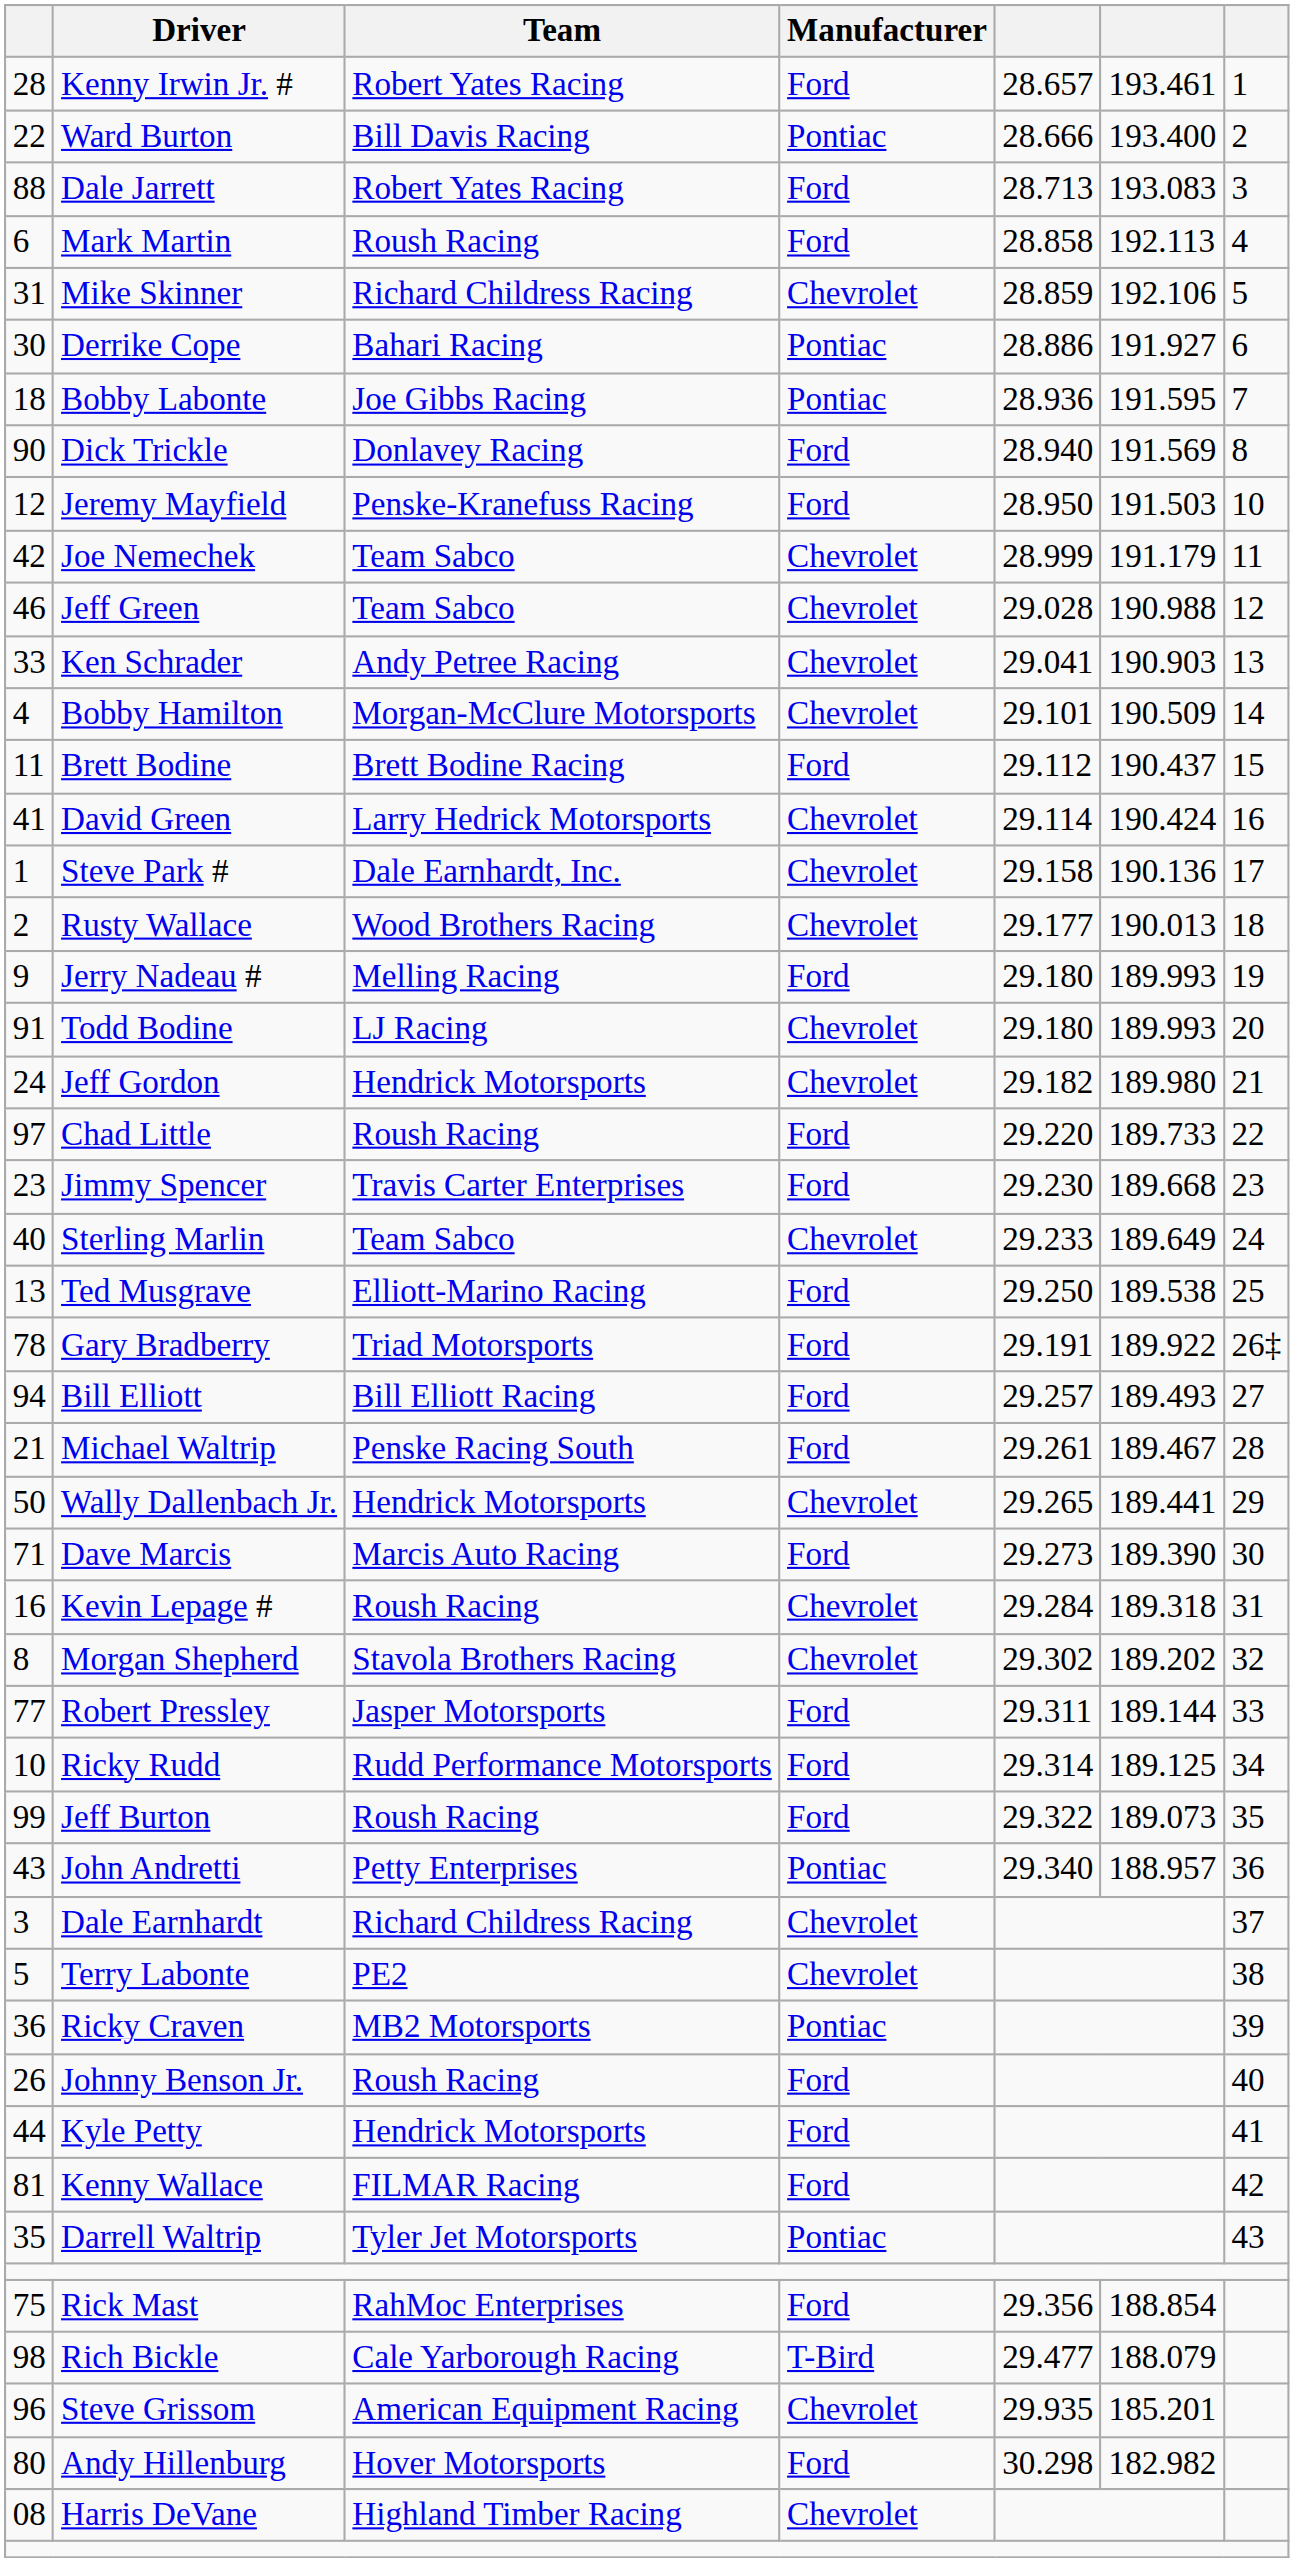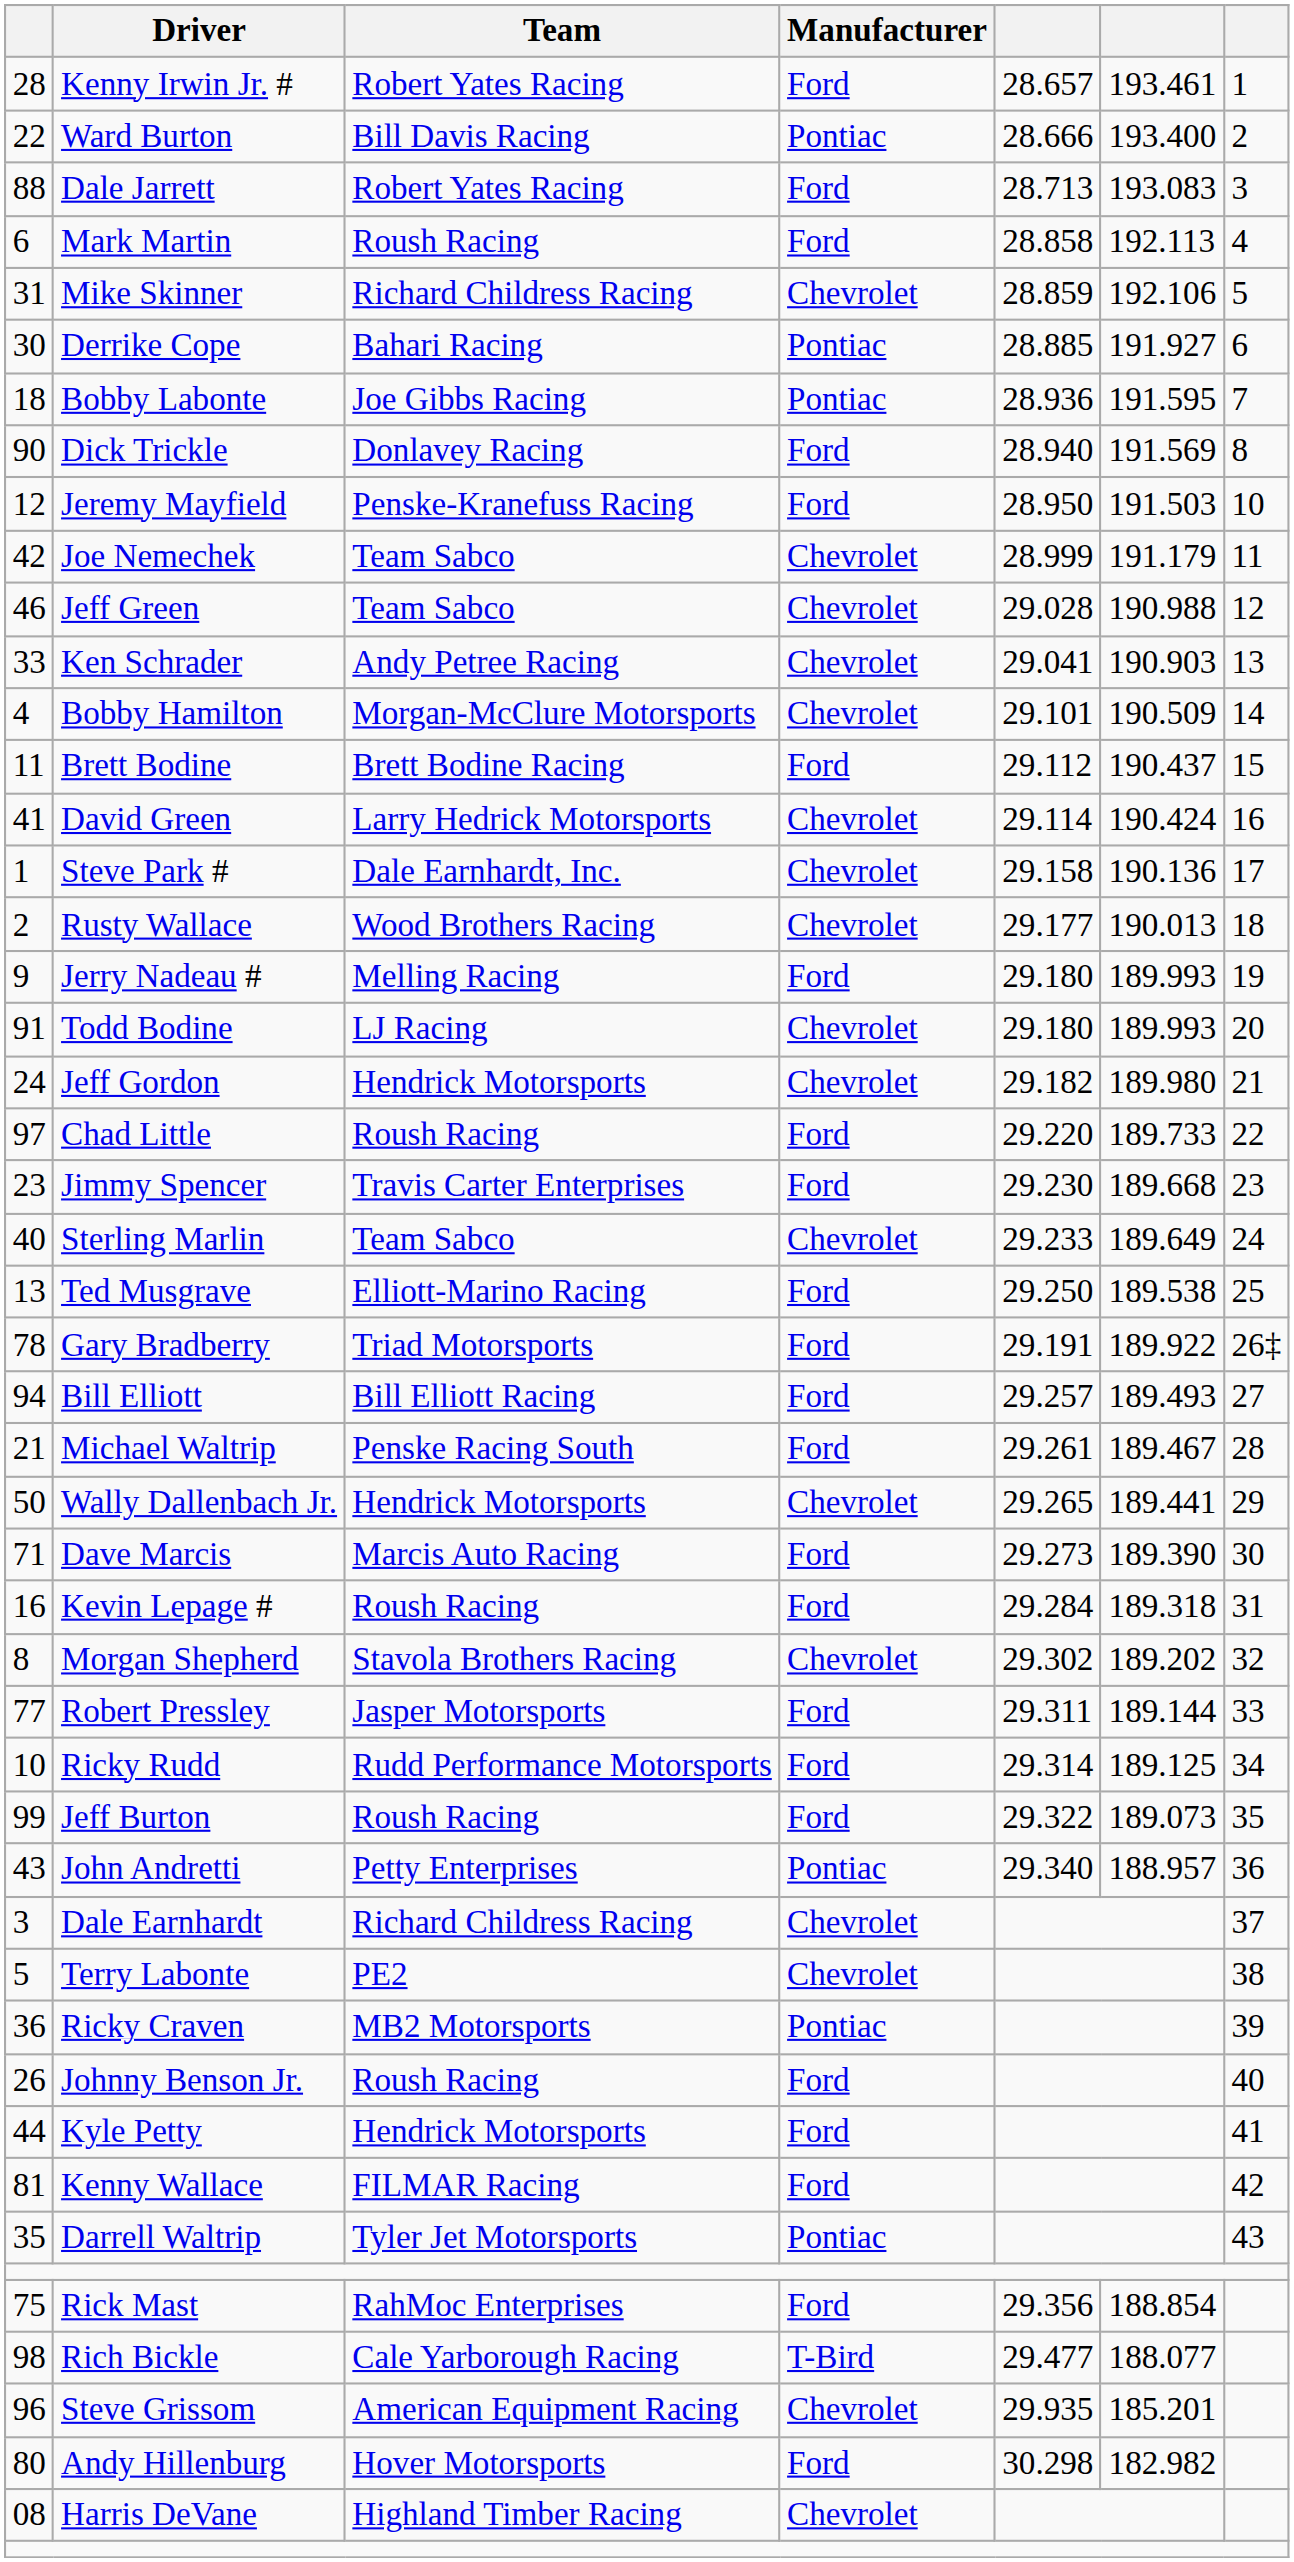(1048, 345) 28.886 -> (1048, 345) 28.885
(852, 1606) Chevrolet -> (818, 1606) Ford
(1162, 2357) 188.079 -> (1162, 2357) 188.077
